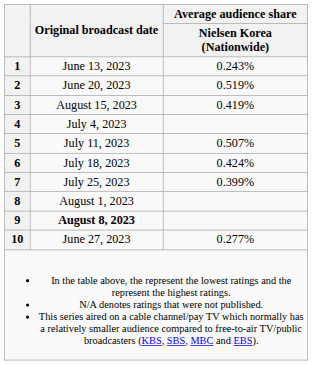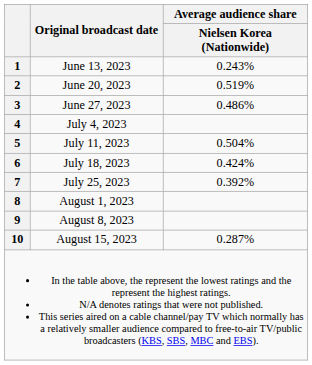(97, 104) August 15, 2023 -> (97, 104) June 27, 2023
(235, 104) 0.419% -> (235, 104) 0.486%
(235, 143) 0.507% -> (235, 143) 0.504%
(235, 182) 0.399% -> (235, 182) 0.392%
(97, 220) bold -> (97, 220) normal
(97, 239) June 27, 2023 -> (97, 239) August 15, 2023
(235, 239) 0.277% -> (235, 239) 0.287%
